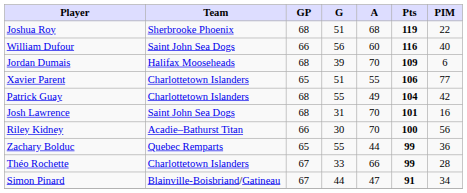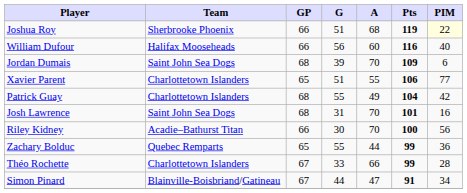(304, 29) 68 -> (304, 29) 66
(445, 29) no background -> (445, 29) lightyellow background
(191, 46) Saint John Sea Dogs -> (191, 46) Halifax Mooseheads
(191, 63) Halifax Mooseheads -> (191, 63) Saint John Sea Dogs
